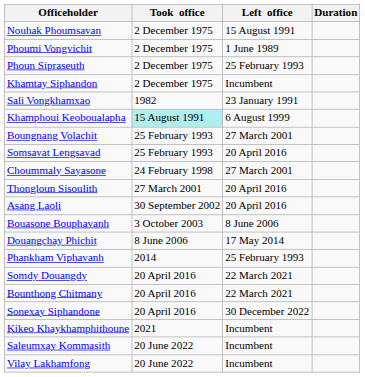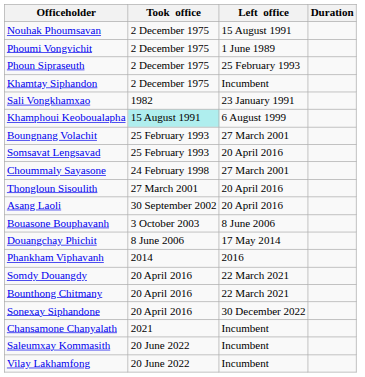(265, 258) 25 February 1993 -> (233, 258) 2016
- row: (68, 328)
+ row: (62, 328)
